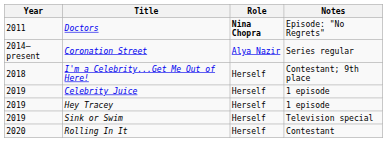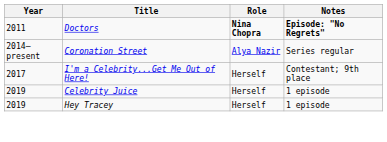(315, 29) normal -> (315, 29) bold
(16, 74) 2018 -> (16, 74) 2017
- row: (94, 118)
- row: (96, 131)
